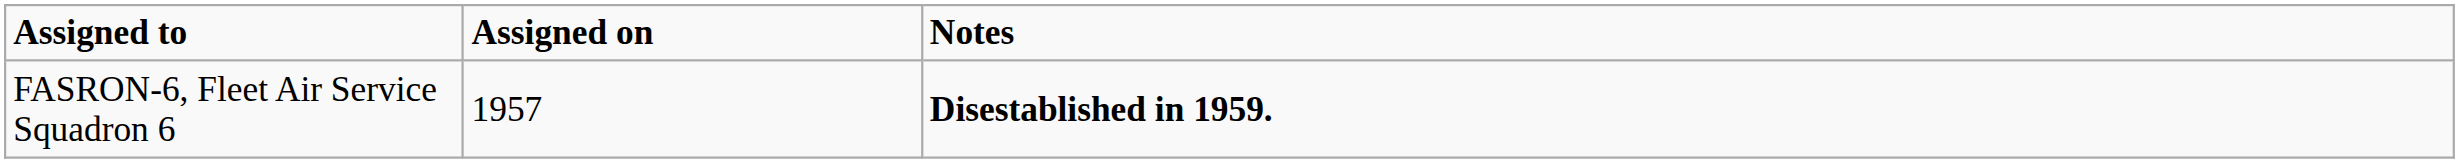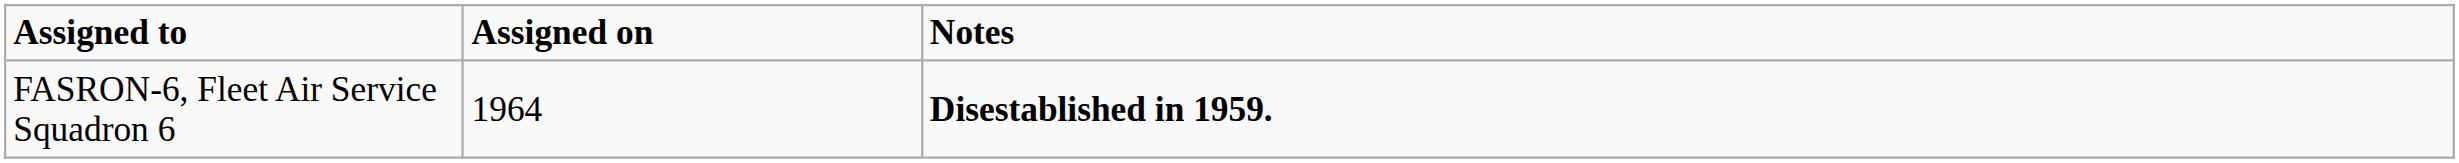(507, 108) 1957 -> (507, 108) 1964
